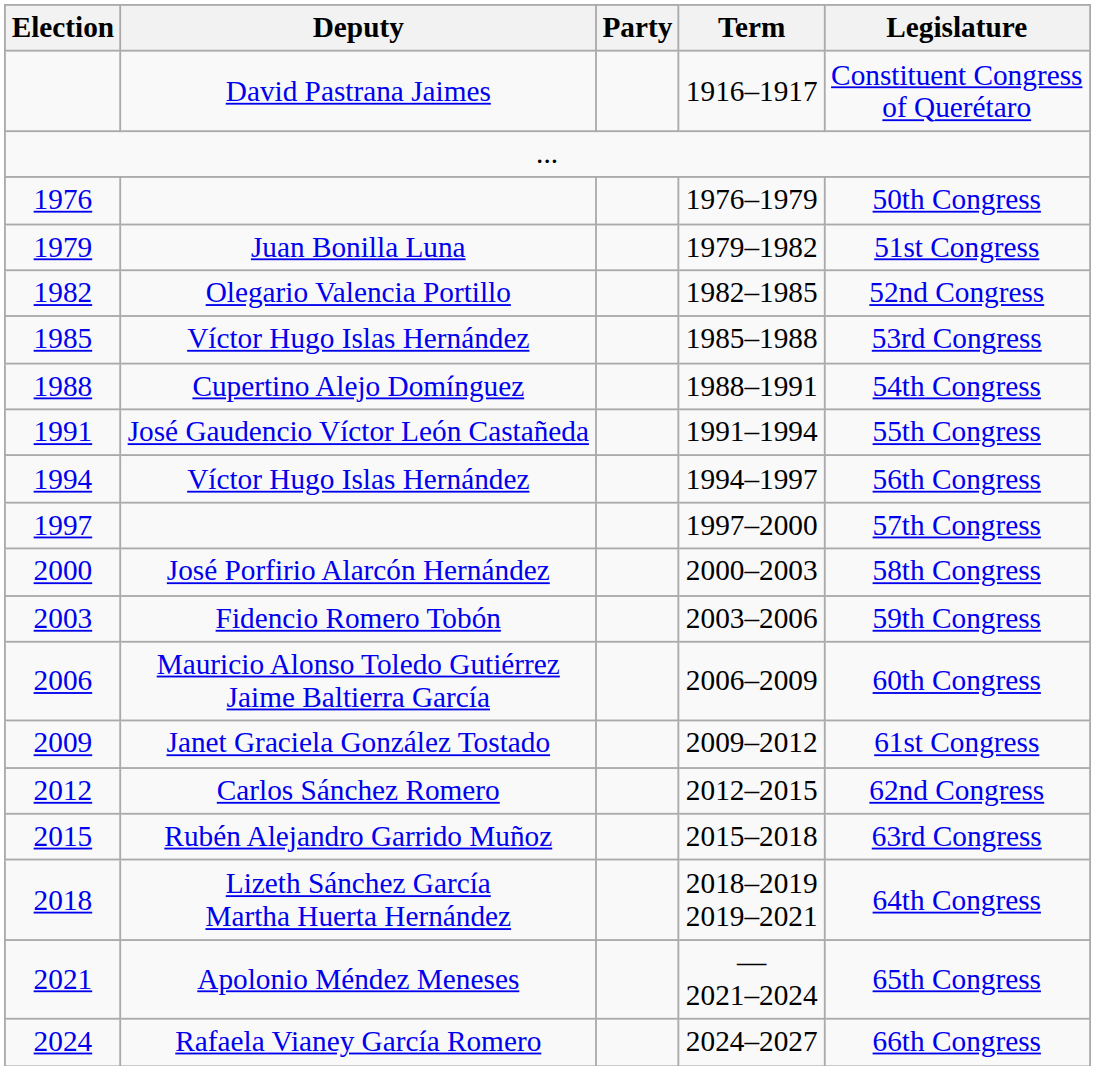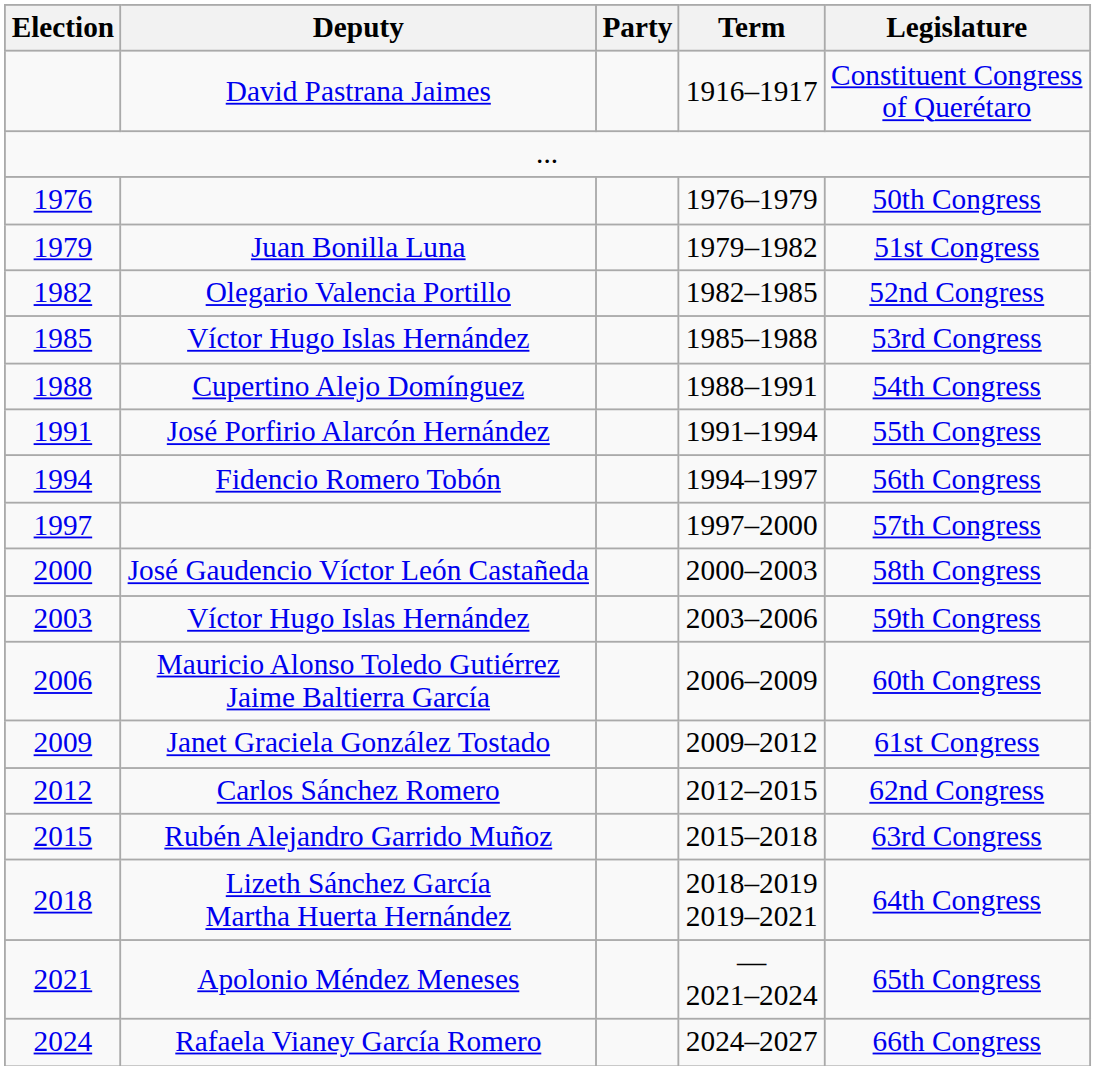(358, 432) José Gaudencio Víctor León Castañeda -> (358, 432) José Porfirio Alarcón Hernández
(358, 478) Víctor Hugo Islas Hernández -> (358, 478) Fidencio Romero Tobón
(358, 571) José Porfirio Alarcón Hernández -> (358, 571) José Gaudencio Víctor León Castañeda
(358, 617) Fidencio Romero Tobón -> (358, 617) Víctor Hugo Islas Hernández
